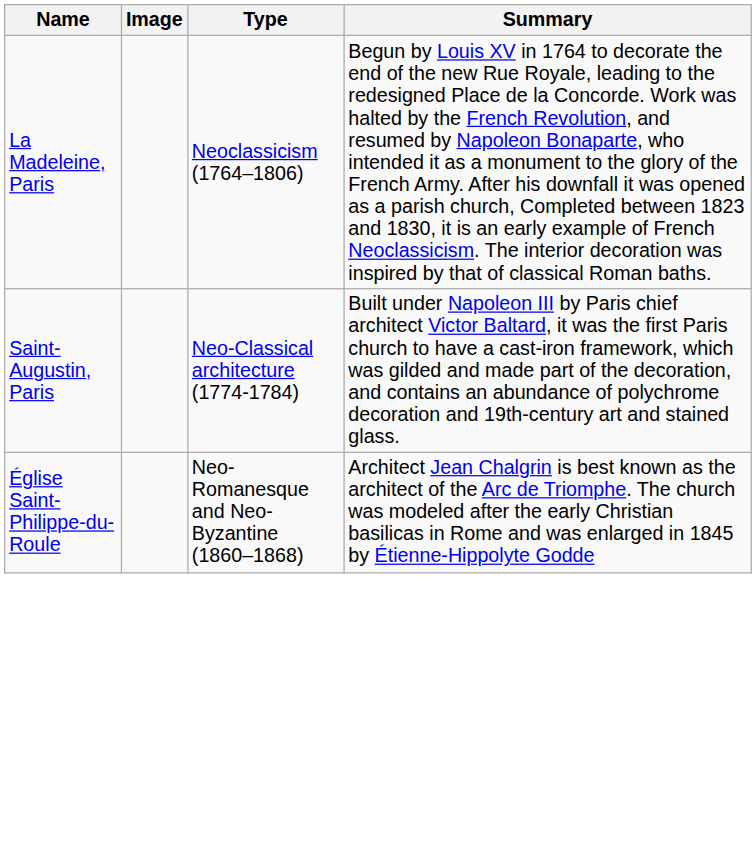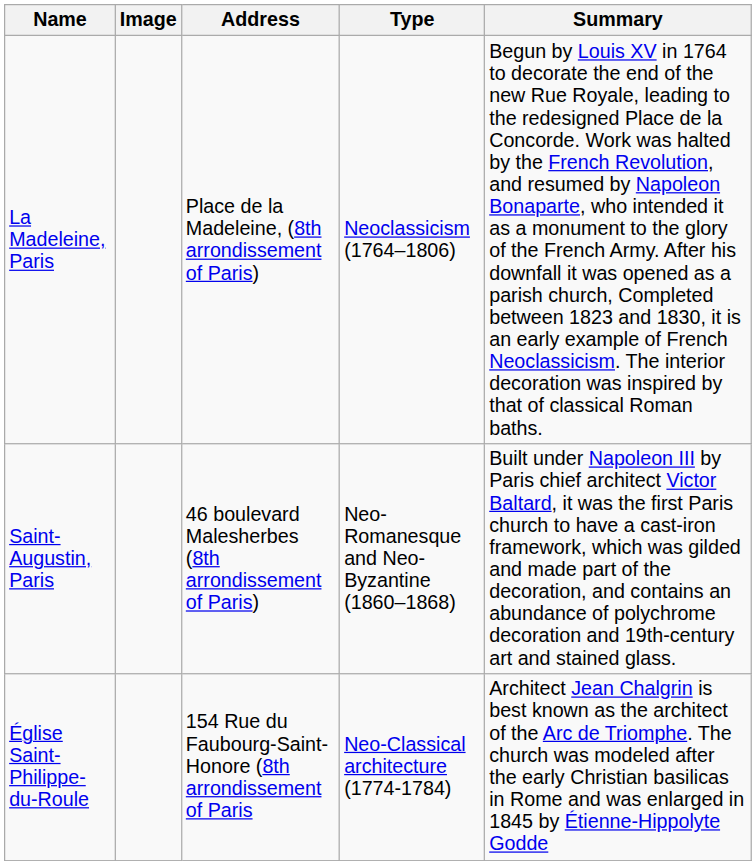+ column: (260, 20)
(253, 370) Neo-Classical architecture (1774-1784) -> (403, 558) Neo-Romanesque and Neo-Byzantine (1860–1868)
(250, 512) Neo-Romanesque and Neo-Byzantine (1860–1868) -> (405, 766) Neo-Classical architecture (1774-1784)
